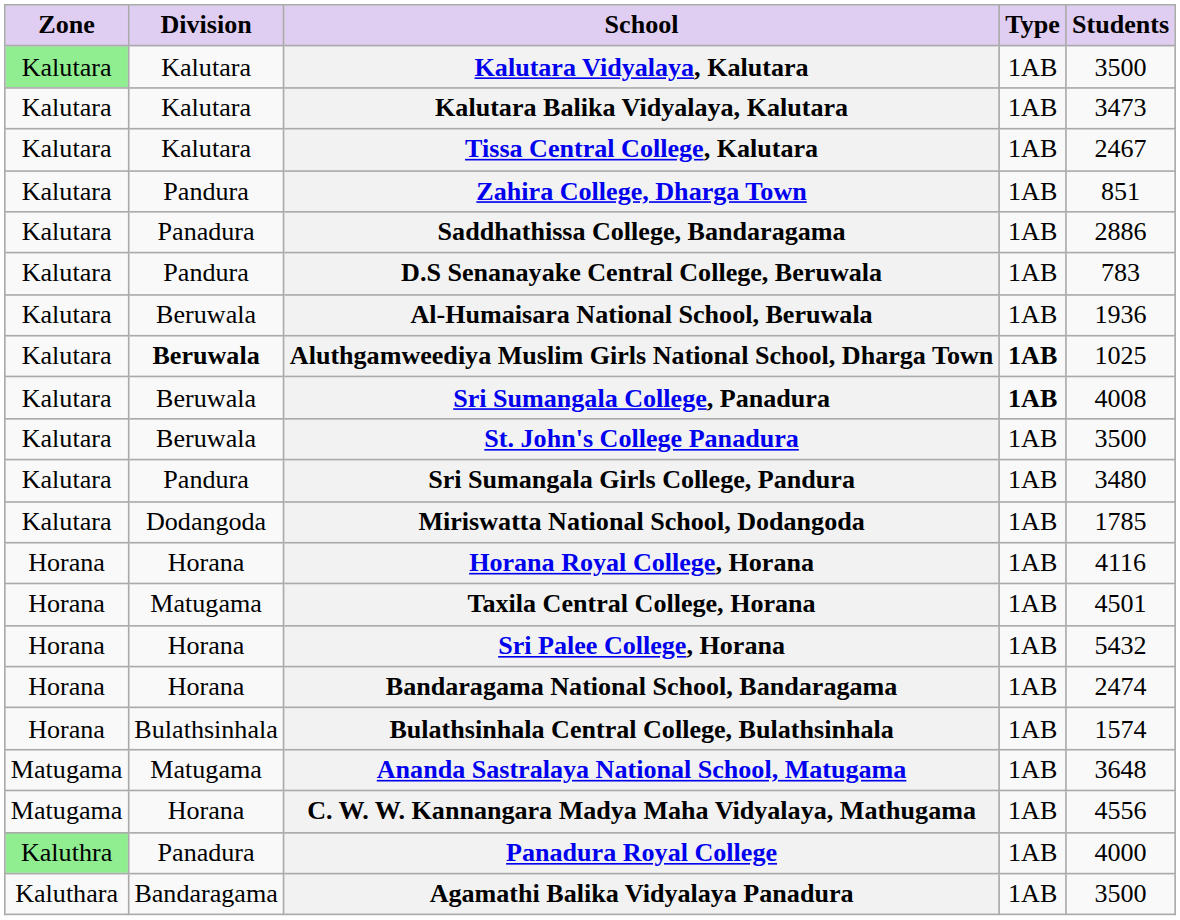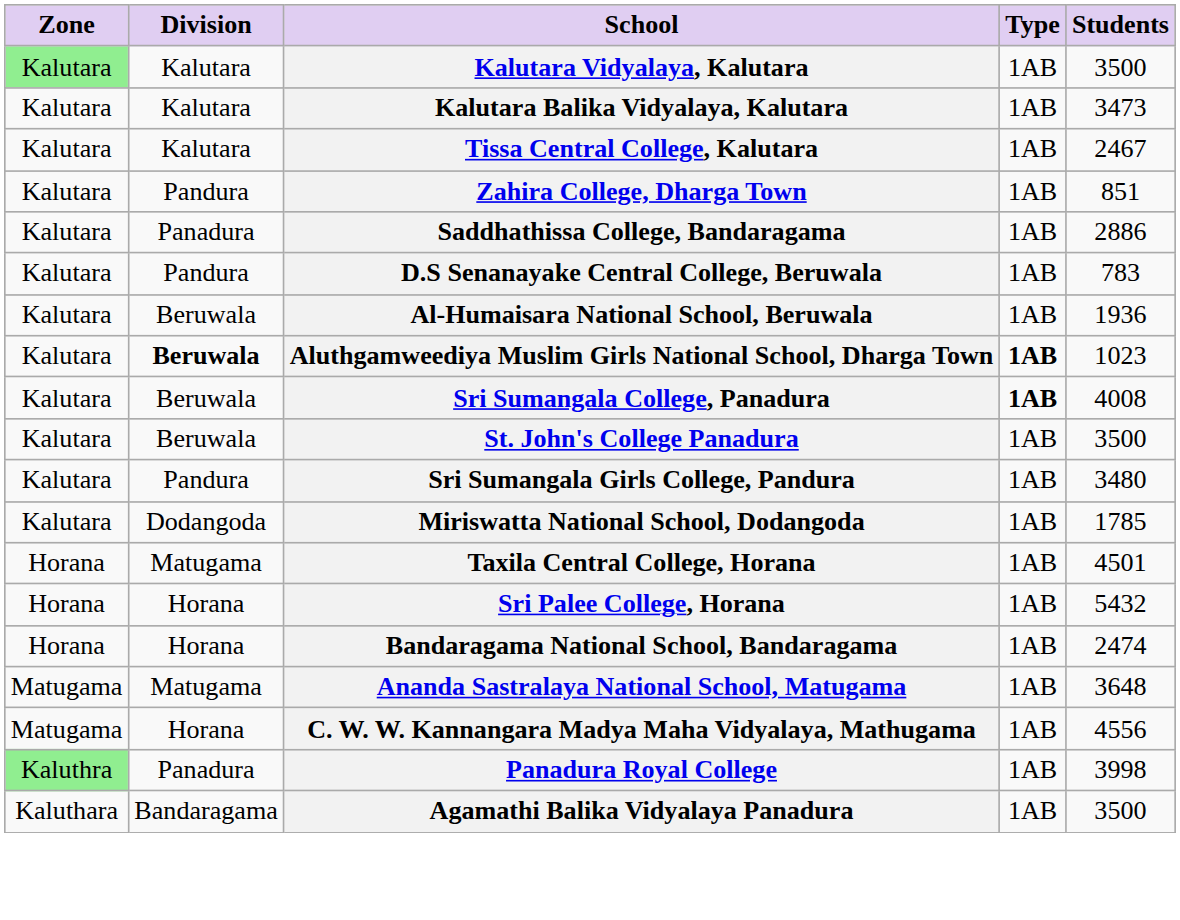(1120, 356) 1025 -> (1120, 356) 1023
- row: (642, 562)
- row: (642, 728)
(1120, 852) 4000 -> (1120, 769) 3998
